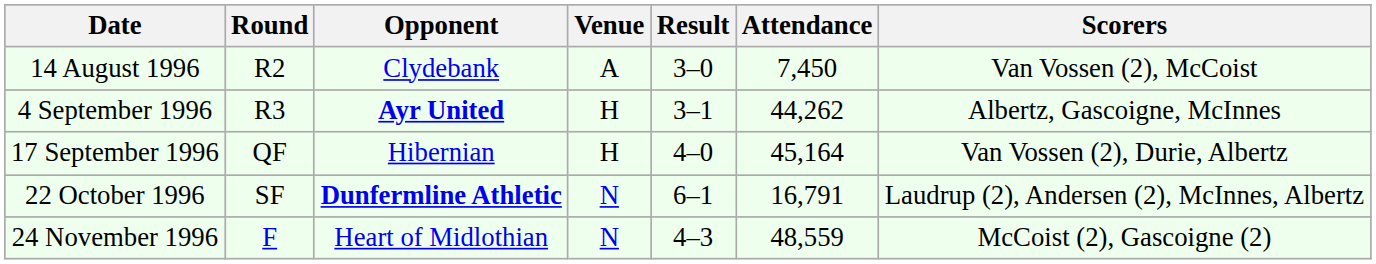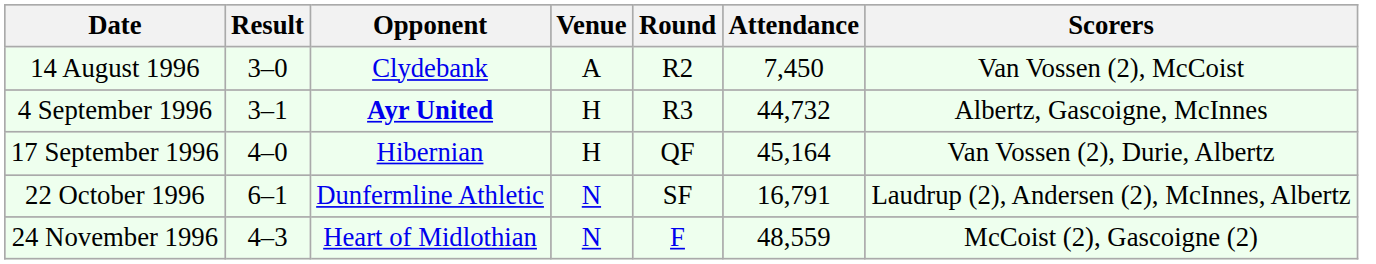columns swapped: (270, 25) <-> (693, 25)
(807, 110) 44,262 -> (794, 110) 44,732
(441, 195) bold -> (430, 195) normal
